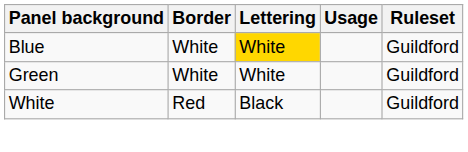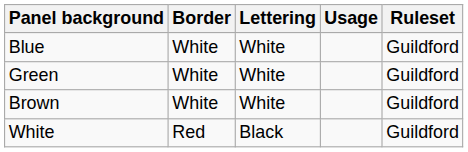(262, 47) gold background -> (262, 47) no background
+ row: (34, 103)
